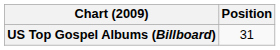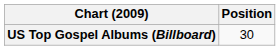(247, 34) 31 -> (247, 34) 30
